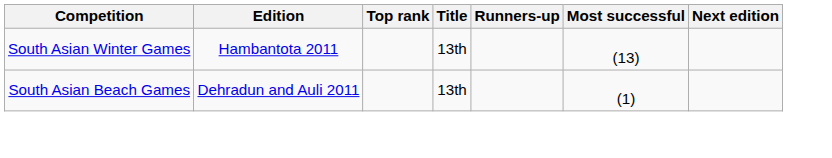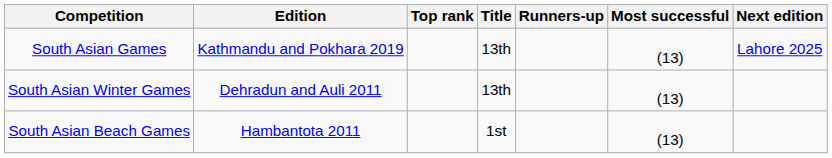+ row: (99, 49)
(278, 49) Hambantota 2011 -> (301, 90) Dehradun and Auli 2011
(278, 90) Dehradun and Auli 2011 -> (301, 131) Hambantota 2011
(452, 90) 13th -> (496, 131) 1st
(626, 98) (1) -> (670, 140) (13)
